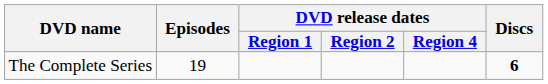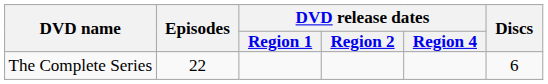(197, 65) 19 -> (197, 65) 22
(514, 65) bold -> (514, 65) normal
